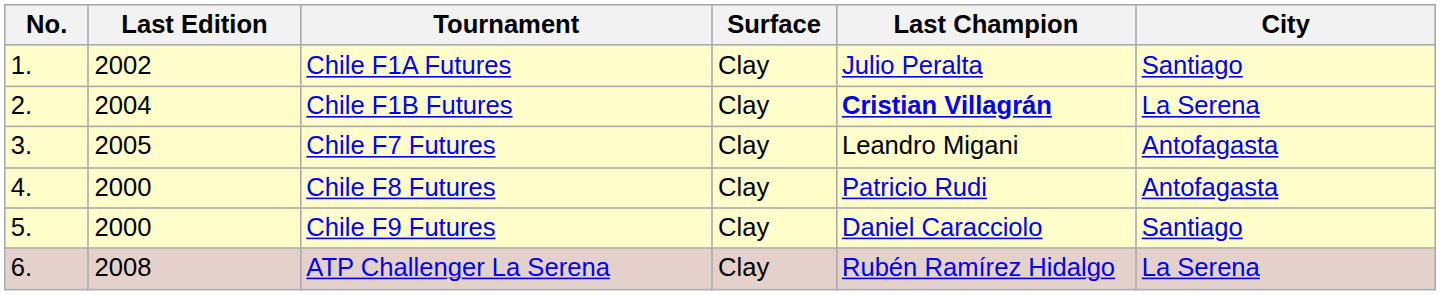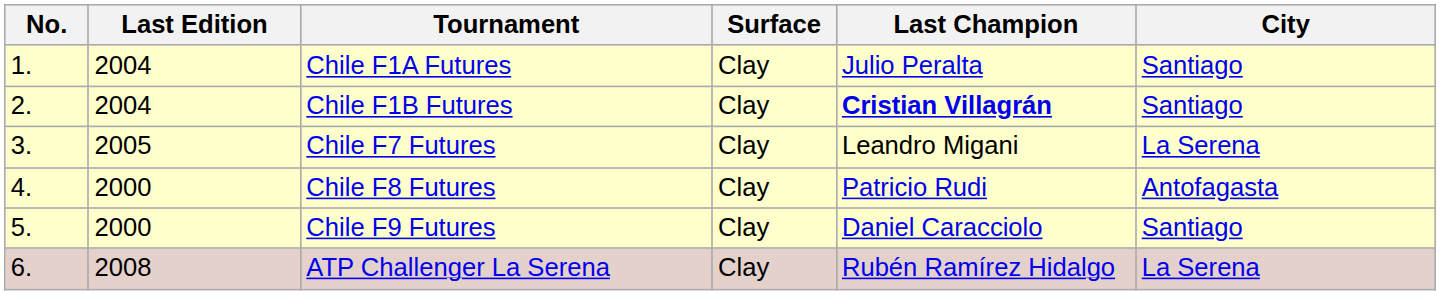(123, 65) 2002 -> (123, 65) 2004
(1201, 106) La Serena -> (1192, 106) Santiago
(1210, 146) Antofagasta -> (1201, 146) La Serena
